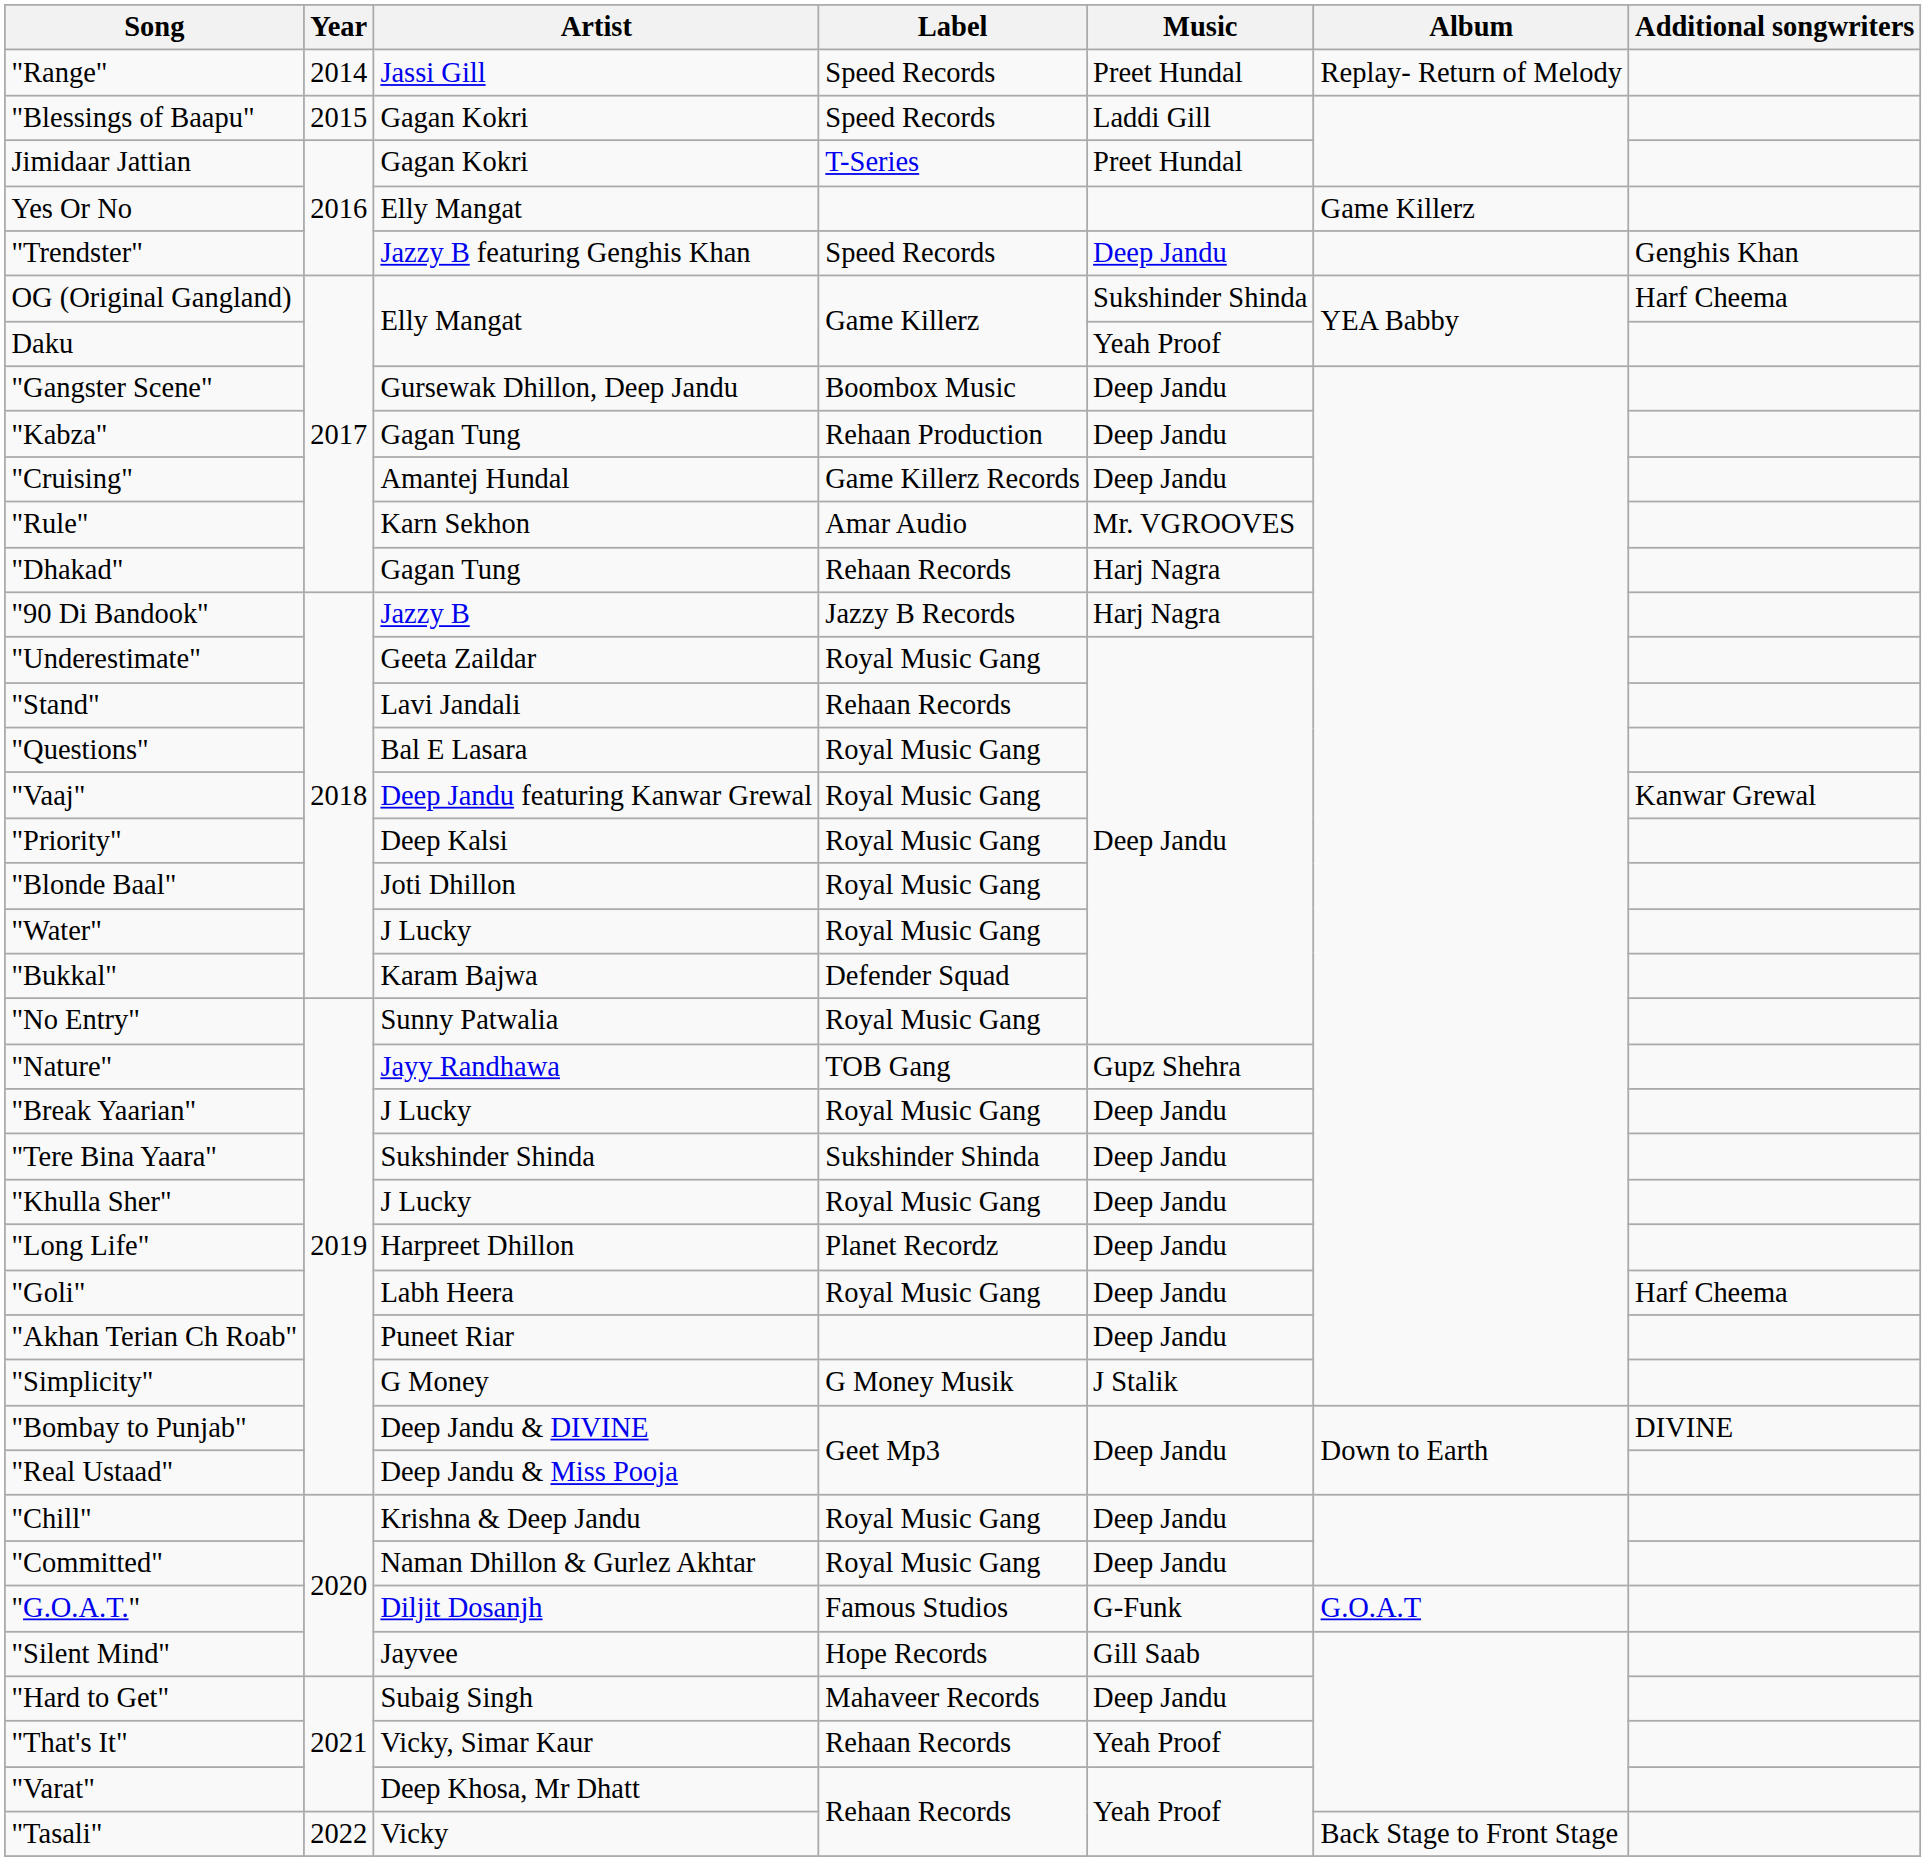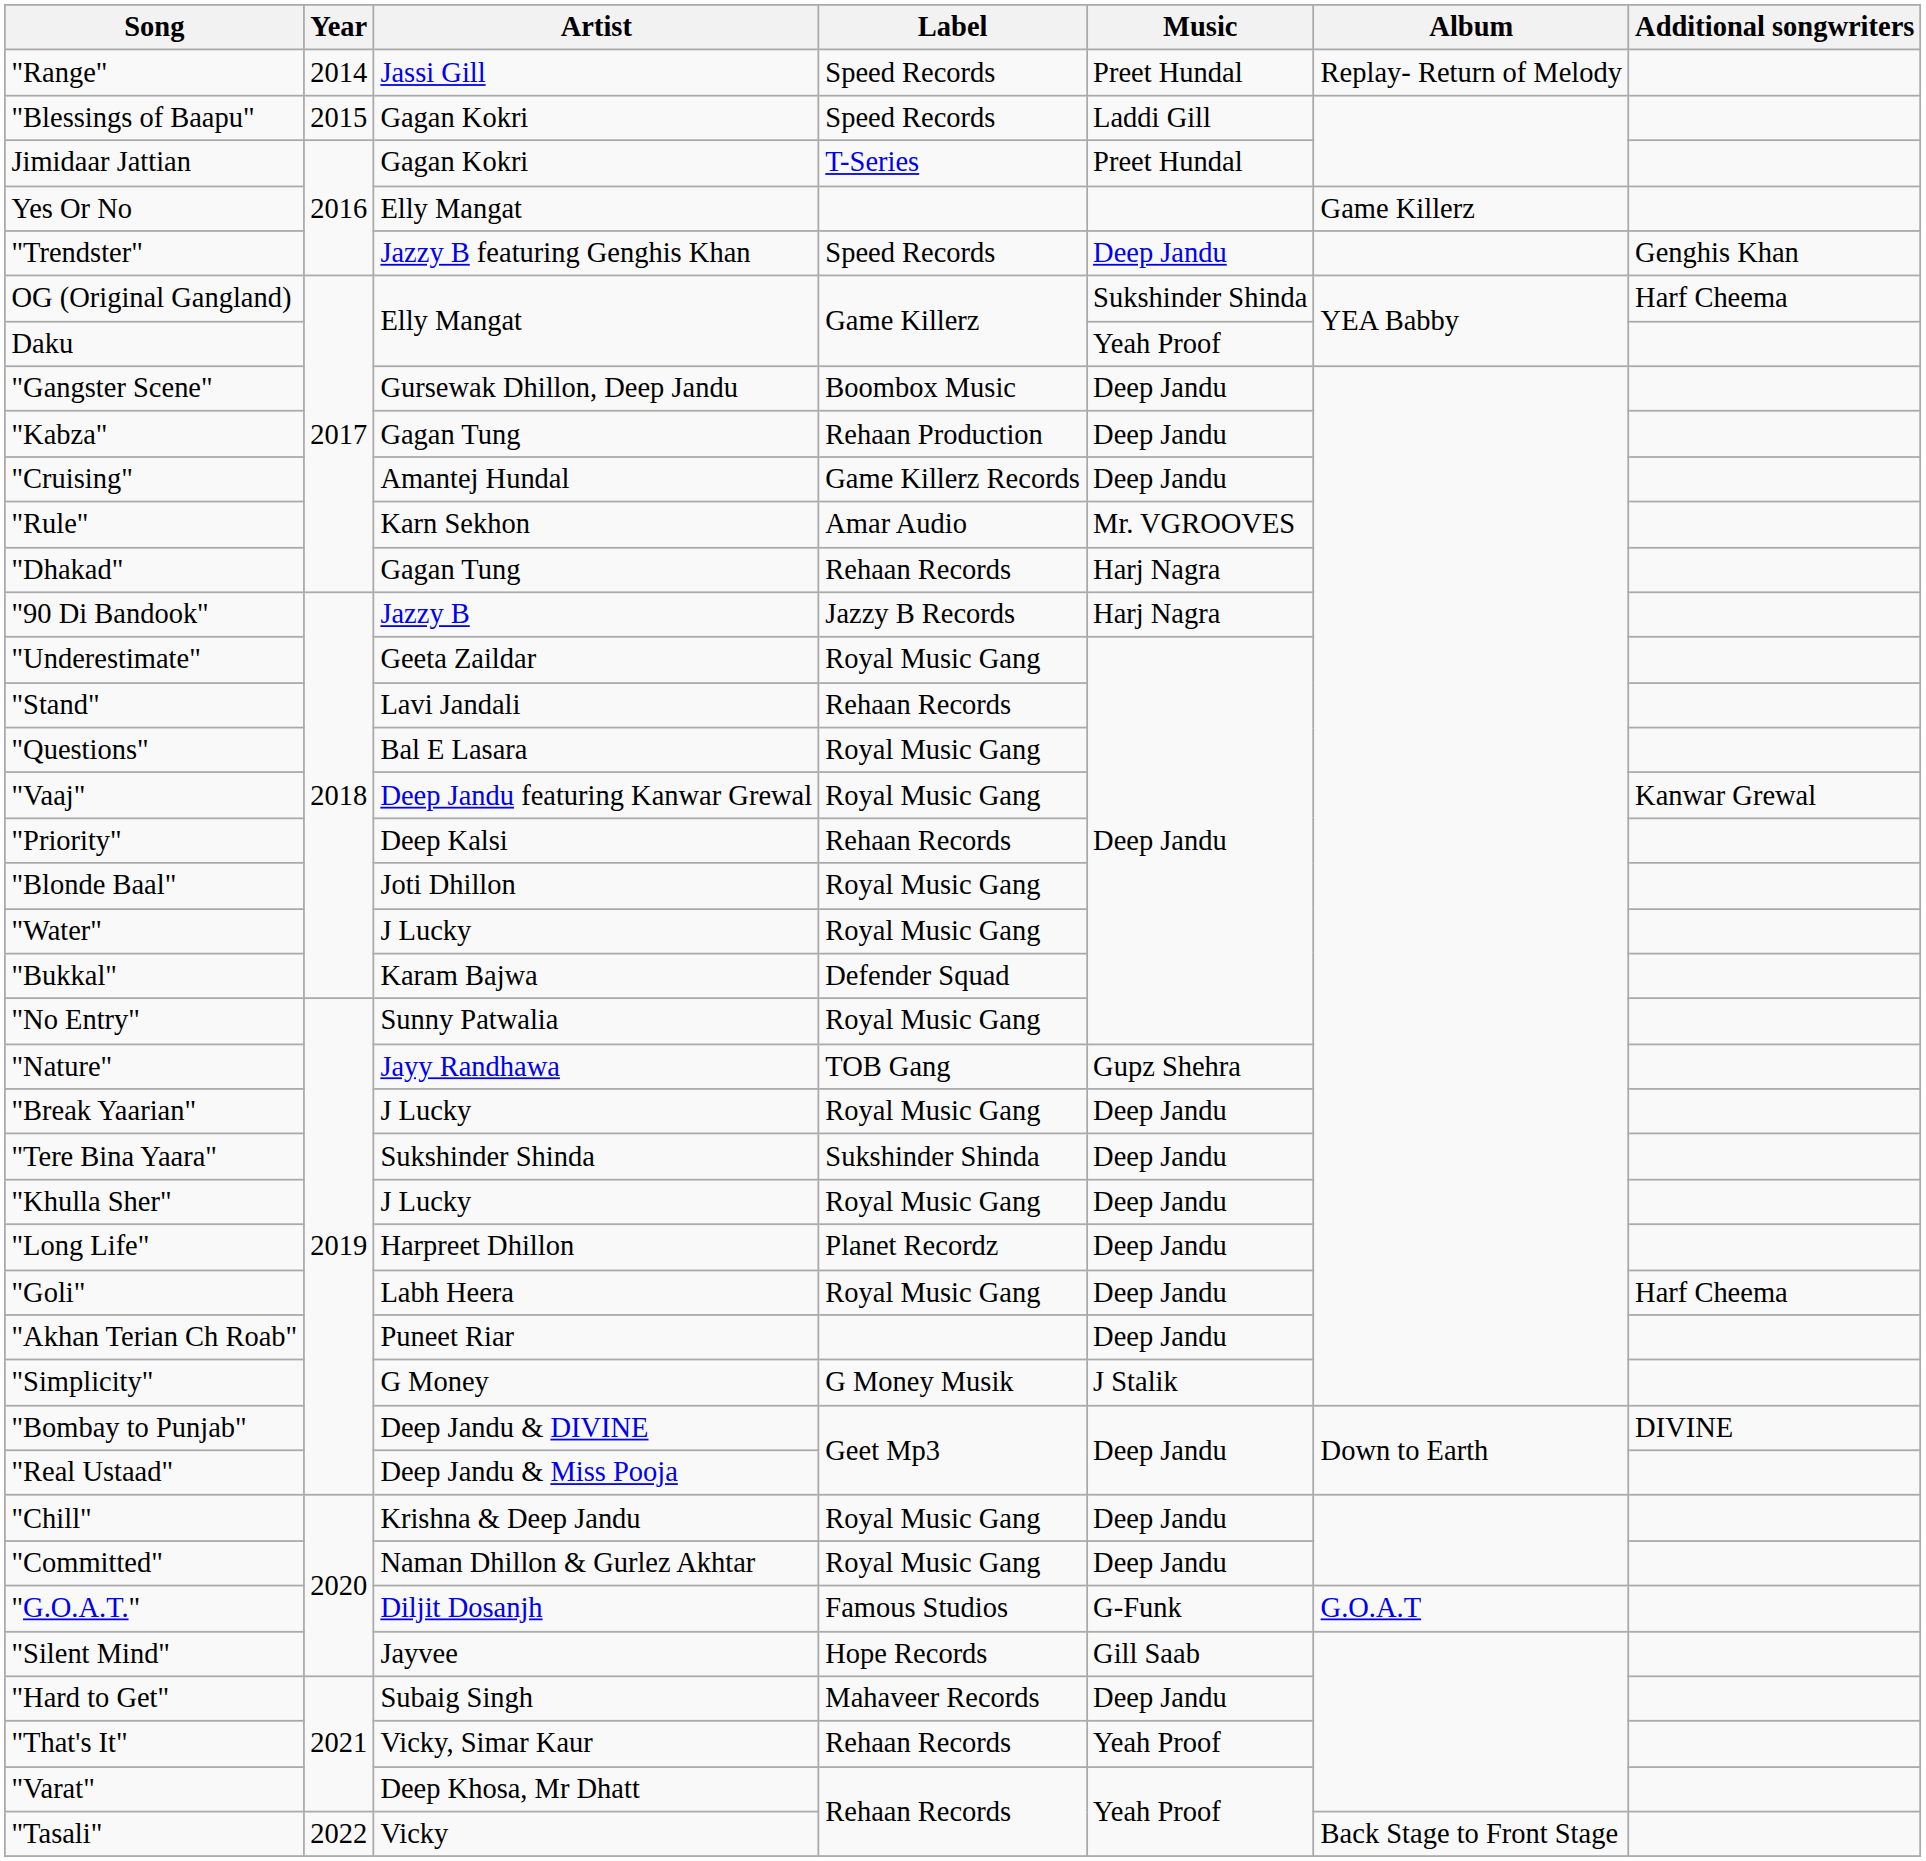(933, 840) Royal Music Gang -> (918, 840) Rehaan Records
